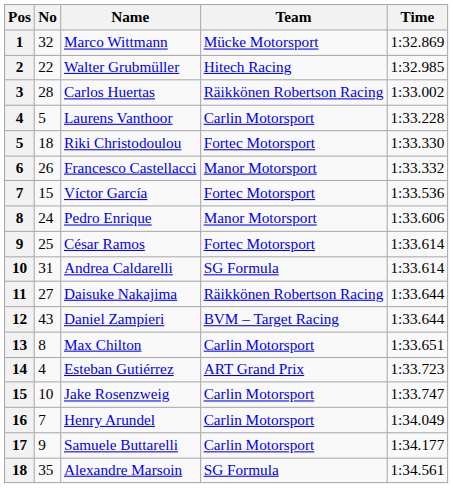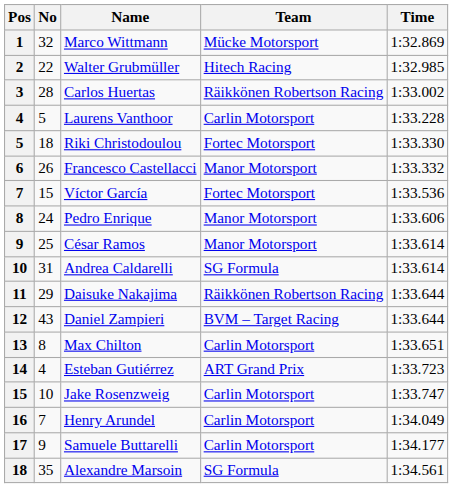(259, 244) Fortec Motorsport -> (260, 244) Manor Motorsport
(46, 294) 27 -> (46, 294) 29
